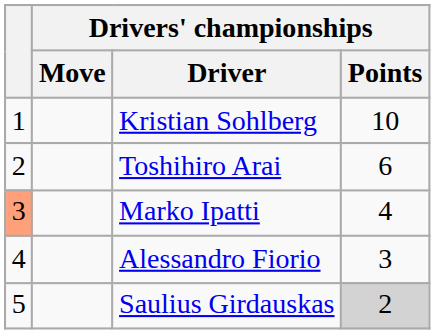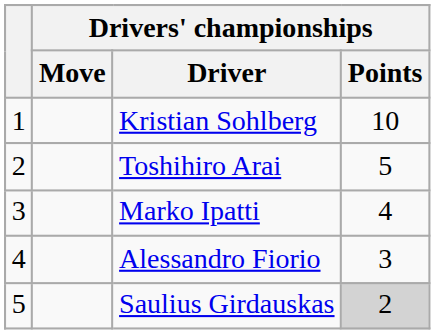(385, 165) 6 -> (385, 165) 5
(19, 212) lightsalmon background -> (19, 212) no background
